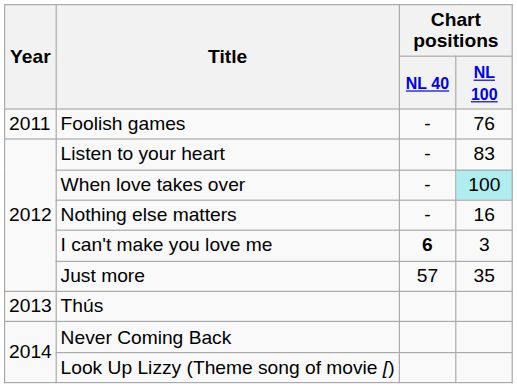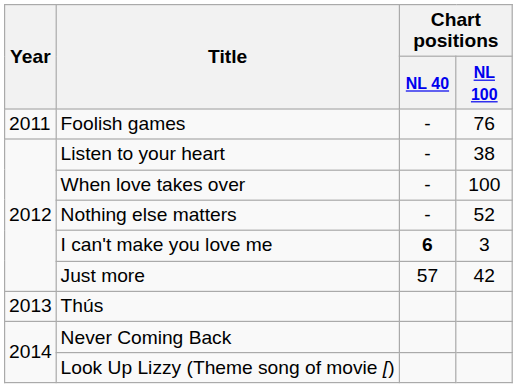(484, 154) 83 -> (484, 154) 38
(484, 184) paleturquoise background -> (484, 184) no background
(484, 215) 16 -> (484, 215) 52
(484, 276) 35 -> (484, 276) 42
